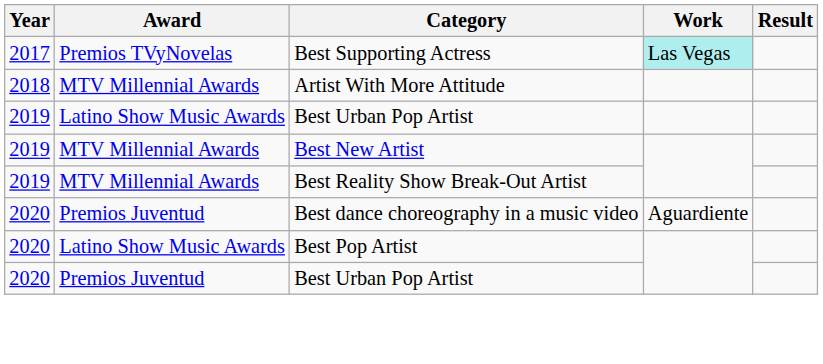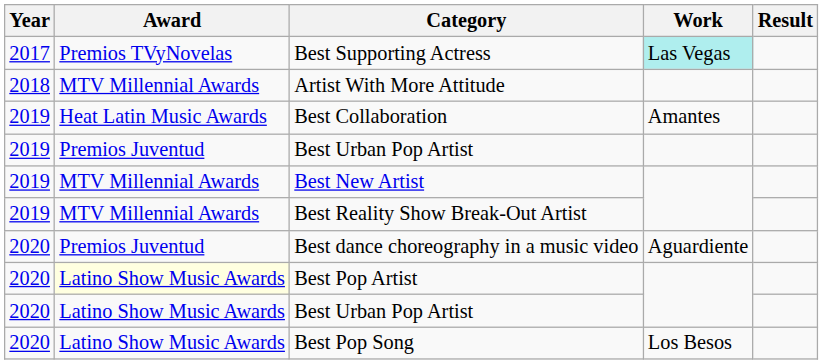+ row: (30, 117)
(172, 117) Latino Show Music Awards -> (132, 149) Premios Juventud
(172, 246) no background -> (172, 278) lightyellow background
(132, 278) Premios Juventud -> (172, 310) Latino Show Music Awards
+ row: (30, 342)
